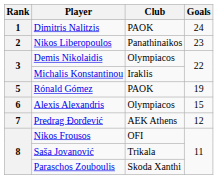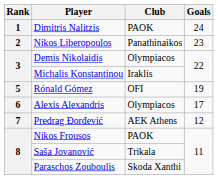(140, 89) PAOK -> (135, 89) OFI
(199, 105) 15 -> (199, 105) 17
(135, 136) OFI -> (140, 136) PAOK
